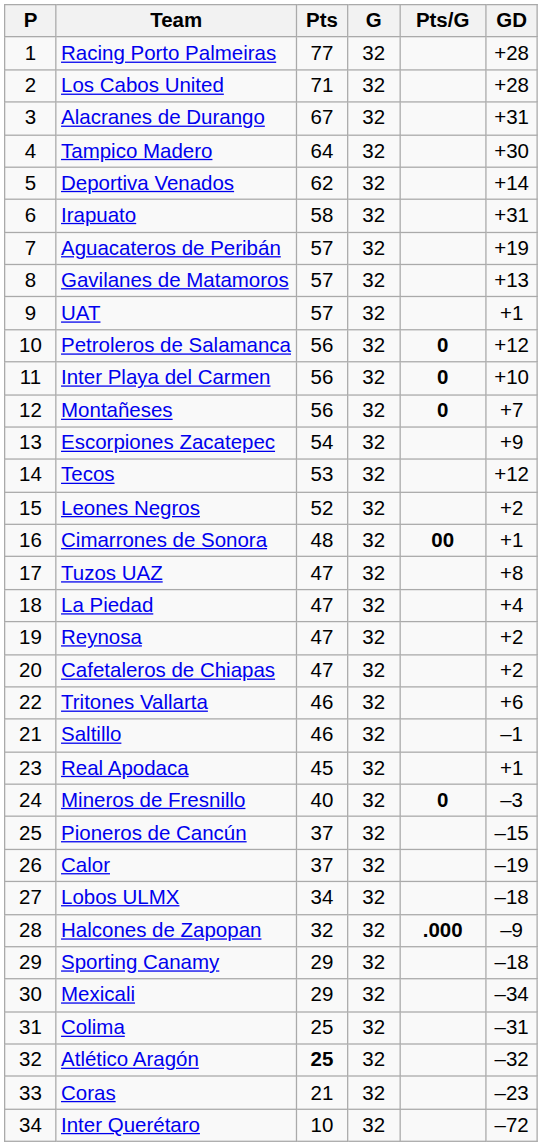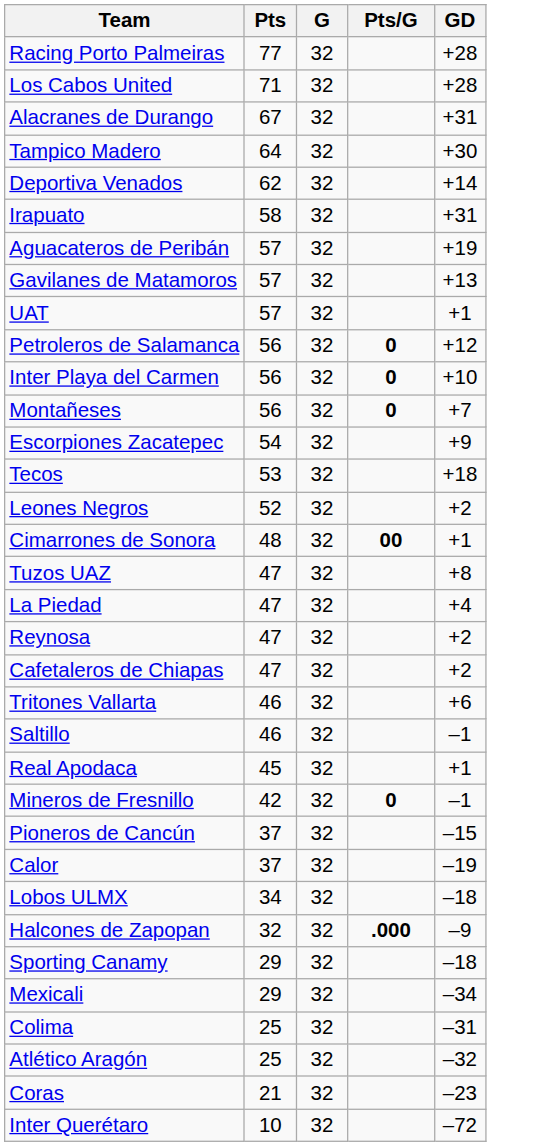- column: (30, 20)
(512, 475) +12 -> (460, 475) +18
(322, 800) 40 -> (270, 800) 42
(512, 800) –3 -> (460, 800) –1
(322, 1060) bold -> (270, 1060) normal
